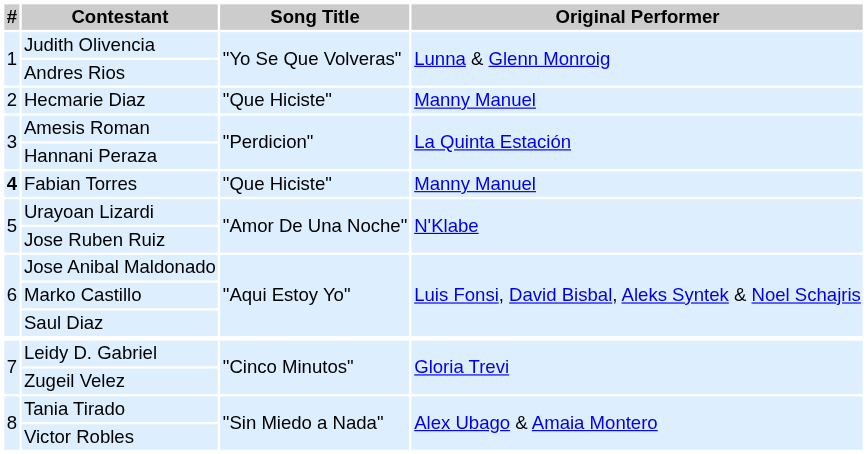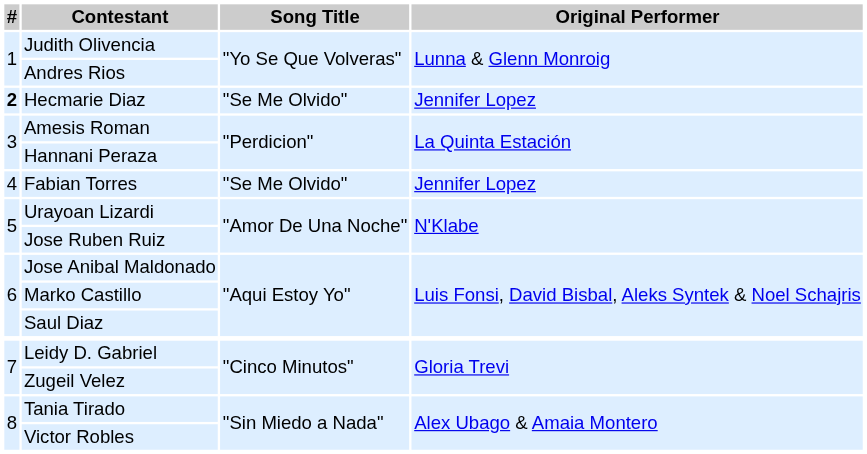(12, 100) normal -> (12, 100) bold
(277, 100) "Que Hiciste" -> (285, 100) "Se Me Olvido"
(475, 100) Manny Manuel -> (475, 100) Jennifer Lopez
(12, 184) bold -> (12, 184) normal
(277, 184) "Que Hiciste" -> (285, 184) "Se Me Olvido"
(475, 184) Manny Manuel -> (475, 184) Jennifer Lopez
